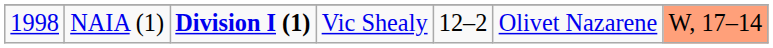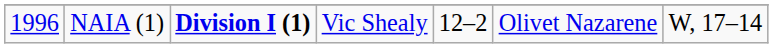(35, 23) 1998 -> (35, 23) 1996
(715, 23) lightsalmon background -> (715, 23) no background
